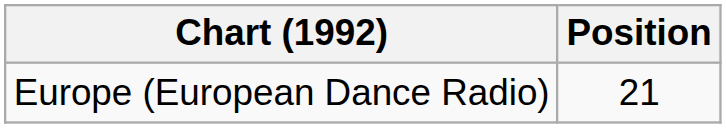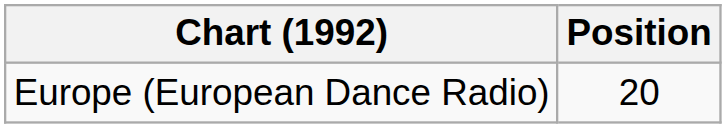(639, 92) 21 -> (639, 92) 20
